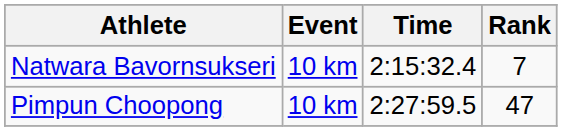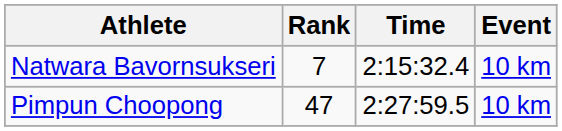columns swapped: (323, 26) <-> (520, 26)
